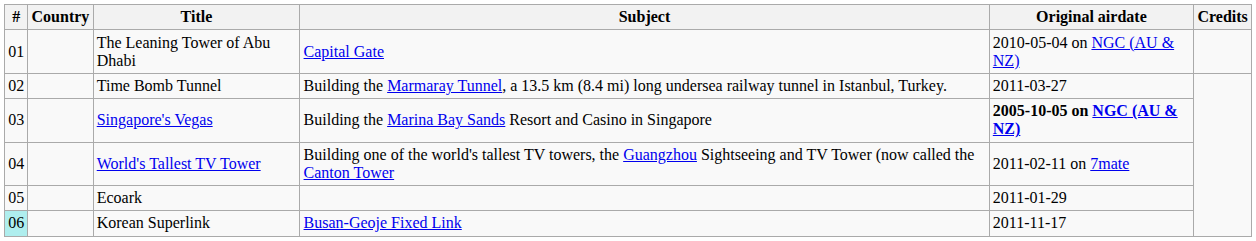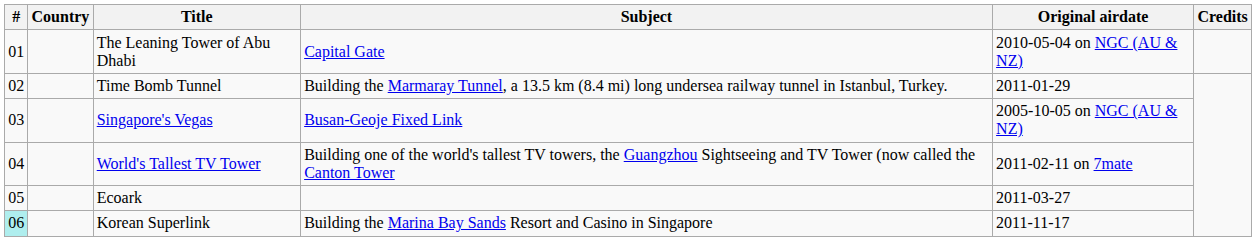(1030, 85) 2011-03-27 -> (1033, 85) 2011-01-29
(508, 120) Building the Marina Bay Sands Resort and Casino in Singapore -> (383, 120) Busan-Geoje Fixed Link
(1085, 120) bold -> (1087, 120) normal
(1030, 198) 2011-01-29 -> (1033, 198) 2011-03-27
(383, 223) Busan-Geoje Fixed Link -> (508, 223) Building the Marina Bay Sands Resort and Casino in Singapore
